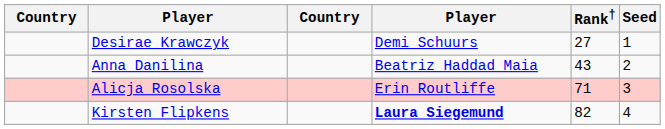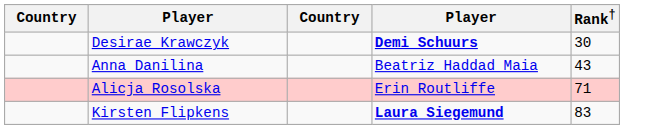- column: (640, 18)
(426, 43) normal -> (426, 43) bold
(583, 43) 27 -> (583, 43) 30
(583, 113) 82 -> (583, 113) 83
